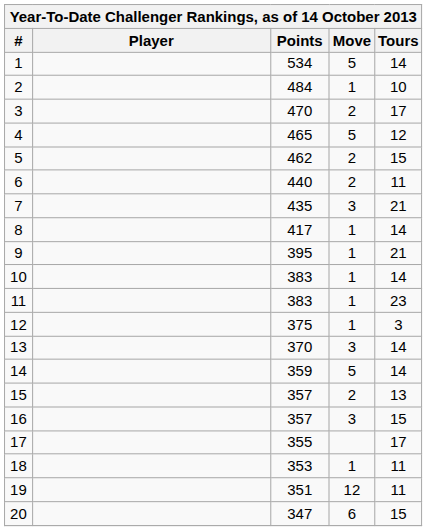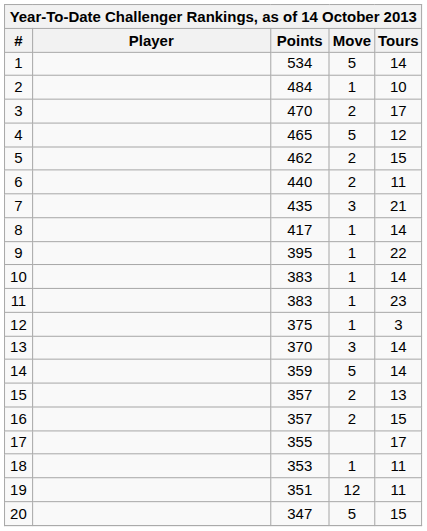(398, 253) 21 -> (398, 253) 22
(352, 419) 3 -> (352, 419) 2
(352, 514) 6 -> (352, 514) 5
